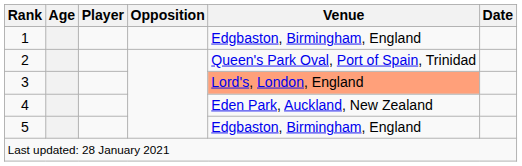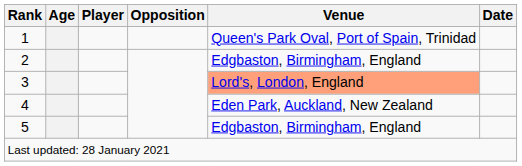(316, 37) Edgbaston, Birmingham, England -> (344, 37) Queen's Park Oval, Port of Spain, Trinidad
(344, 60) Queen's Park Oval, Port of Spain, Trinidad -> (316, 60) Edgbaston, Birmingham, England
